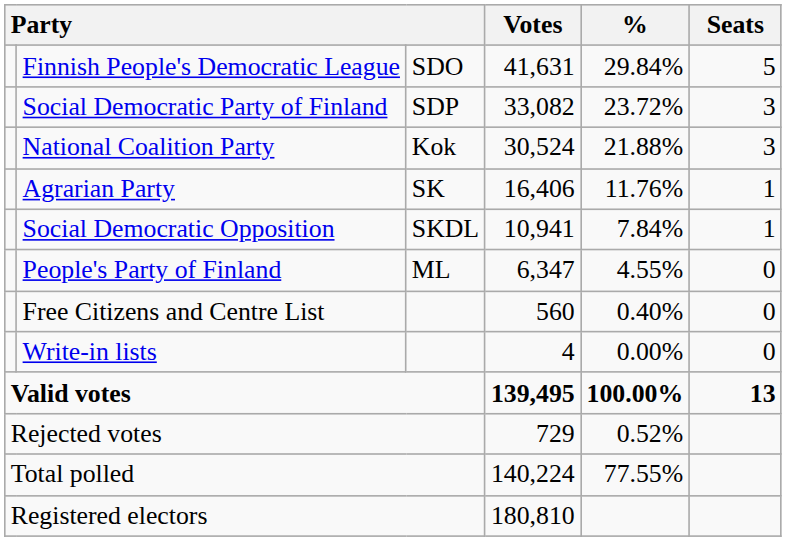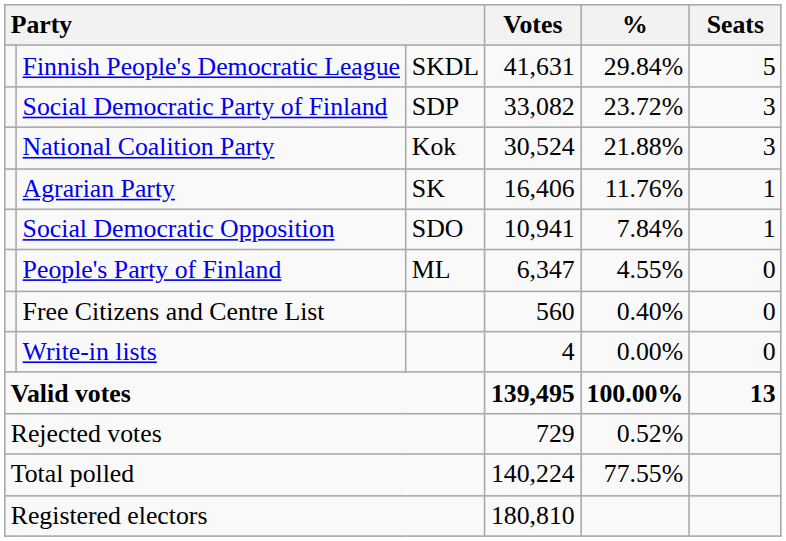(438, 65) SDO -> (445, 65) SKDL
(445, 229) SKDL -> (438, 229) SDO
